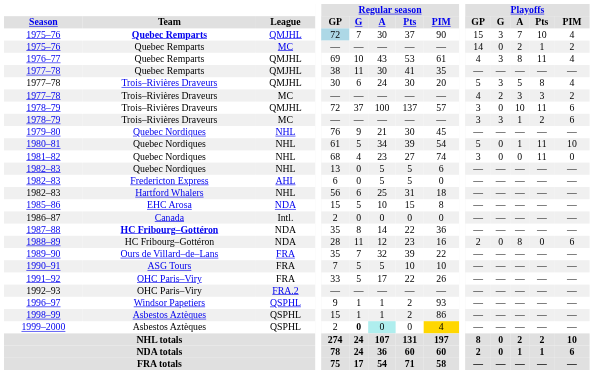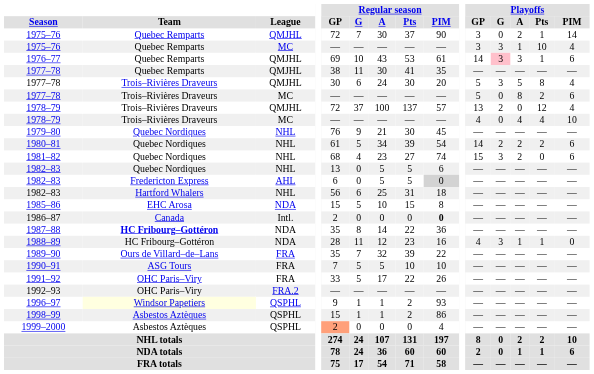(169, 34) bold -> (169, 34) normal
(335, 34) lightblue background -> (335, 34) no background
(478, 34) 15 -> (478, 34) 3
(501, 34) 3 -> (501, 34) 0
(520, 34) 7 -> (520, 34) 2
(542, 34) 10 -> (542, 34) 1
(572, 34) 4 -> (572, 34) 14
(478, 46) 14 -> (478, 46) 3
(501, 46) 0 -> (501, 46) 3
(520, 46) 2 -> (520, 46) 1
(542, 46) 1 -> (542, 46) 10
(572, 46) 2 -> (572, 46) 4
(478, 59) 4 -> (478, 59) 14
(501, 59) no background -> (501, 59) pink background
(520, 59) 8 -> (520, 59) 3
(542, 59) 11 -> (542, 59) 1
(572, 59) 4 -> (572, 59) 6
(478, 95) 4 -> (478, 95) 5
(501, 95) 2 -> (501, 95) 0
(520, 95) 3 -> (520, 95) 8
(542, 95) 3 -> (542, 95) 2
(572, 95) 2 -> (572, 95) 6
(478, 107) 3 -> (478, 107) 13
(501, 107) 0 -> (501, 107) 2
(520, 107) 10 -> (520, 107) 0
(542, 107) 11 -> (542, 107) 12
(572, 107) 6 -> (572, 107) 4
(478, 120) 3 -> (478, 120) 4
(501, 120) 3 -> (501, 120) 0
(520, 120) 1 -> (520, 120) 4
(542, 120) 2 -> (542, 120) 4
(572, 120) 6 -> (572, 120) 10
(478, 144) 5 -> (478, 144) 14
(501, 144) 0 -> (501, 144) 2
(520, 144) 1 -> (520, 144) 2
(542, 144) 11 -> (542, 144) 2
(572, 144) 10 -> (572, 144) 6
(478, 156) 3 -> (478, 156) 15
(501, 156) 0 -> (501, 156) 3
(520, 156) 0 -> (520, 156) 2
(542, 156) 11 -> (542, 156) 0
(572, 156) 0 -> (572, 156) 6
(441, 181) no background -> (441, 181) lightgrey background
(441, 217) normal -> (441, 217) bold
(478, 242) 2 -> (478, 242) 4
(501, 242) 0 -> (501, 242) 3
(520, 242) 8 -> (520, 242) 1
(542, 242) 0 -> (542, 242) 1
(572, 242) 6 -> (572, 242) 0
(169, 303) no background -> (169, 303) lightyellow background
(335, 327) no background -> (335, 327) lightsalmon background
(359, 327) bold -> (359, 327) normal
(382, 327) paleturquoise background -> (382, 327) no background
(441, 327) gold background -> (441, 327) no background
